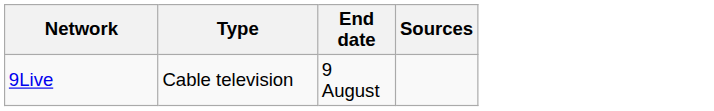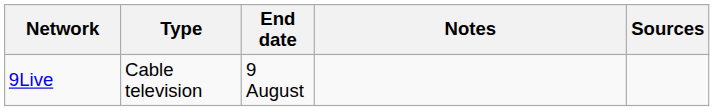+ column: (470, 29)
